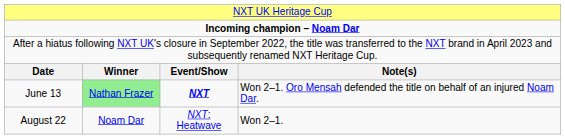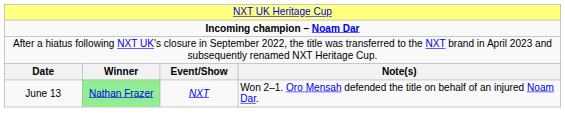(199, 93) bold -> (199, 93) normal
- row: (43, 120)
